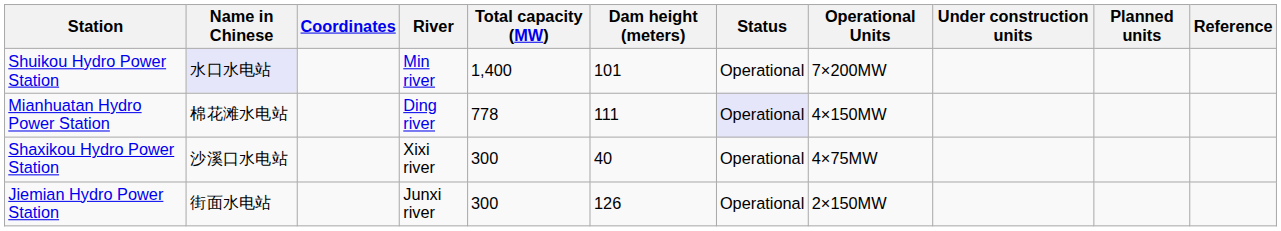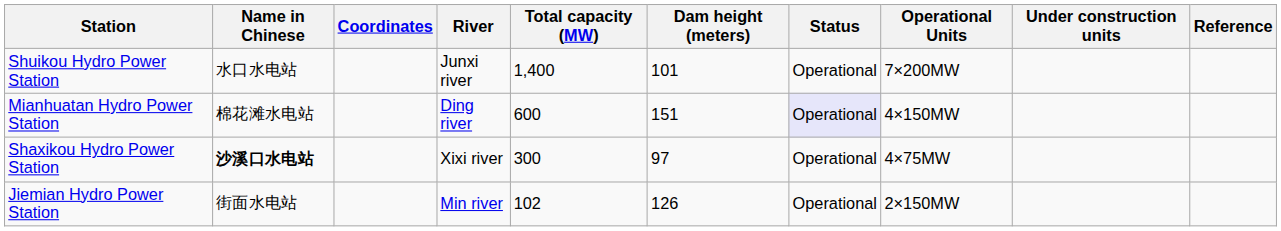- column: (1142, 26)
(231, 70) lavender background -> (257, 70) no background
(419, 70) Min river -> (459, 70) Junxi river
(485, 115) 778 -> (527, 115) 600
(606, 115) 111 -> (665, 115) 151
(239, 158) normal -> (265, 158) bold
(603, 159) 40 -> (660, 159) 97
(422, 203) Junxi river -> (472, 203) Min river
(485, 203) 300 -> (527, 203) 102
